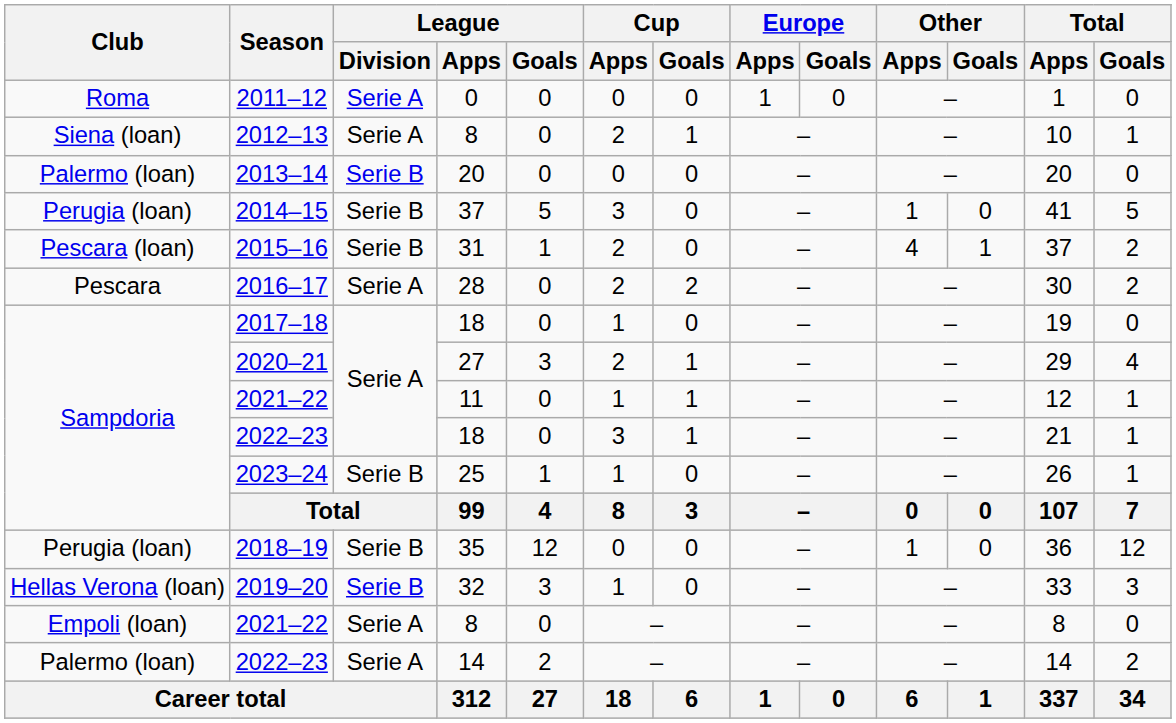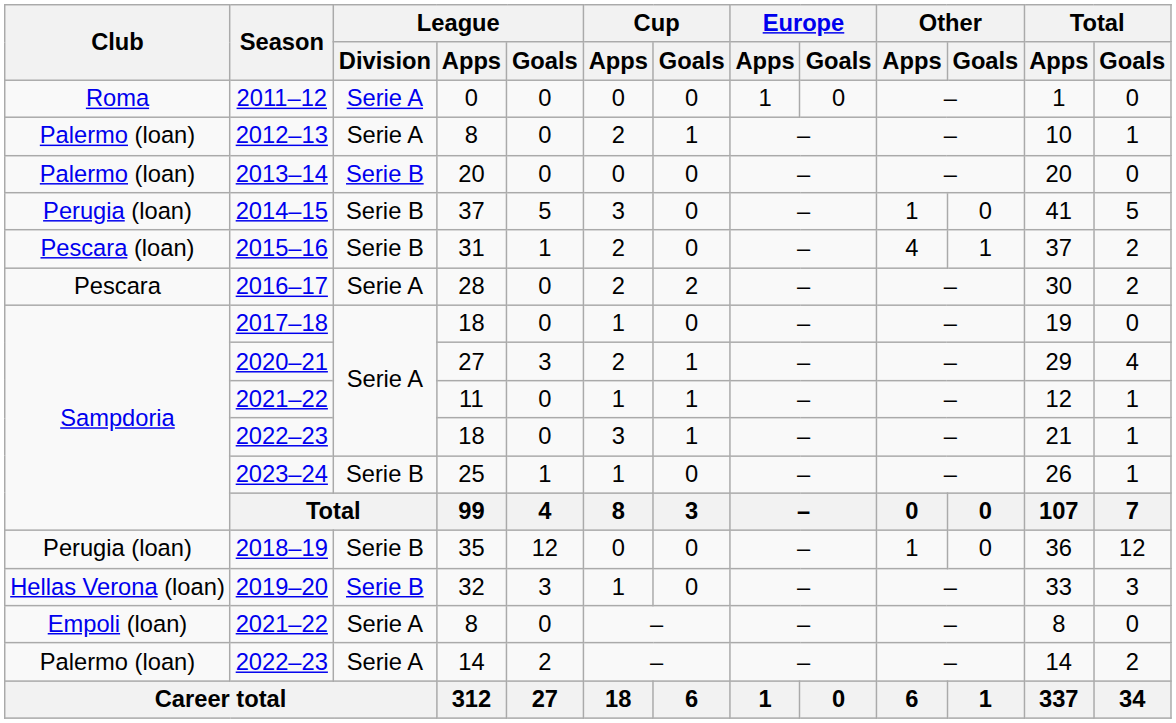(117, 135) Siena (loan) -> (117, 135) Palermo (loan)
